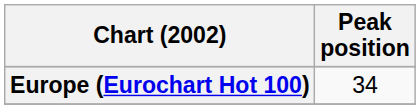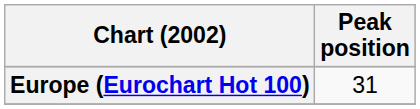(365, 85) 34 -> (365, 85) 31
